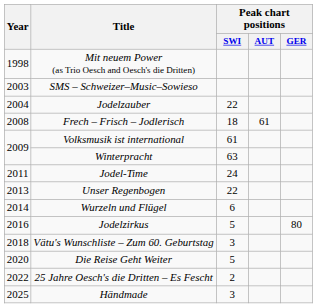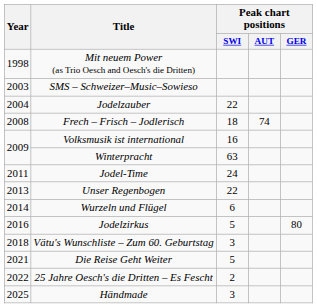(264, 121) 61 -> (264, 121) 74
(232, 139) 61 -> (232, 139) 16
(18, 259) 2020 -> (18, 259) 2021
